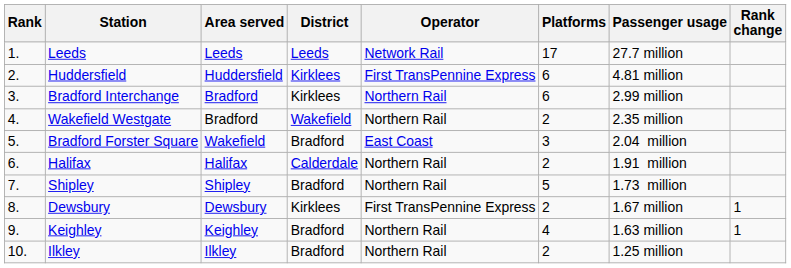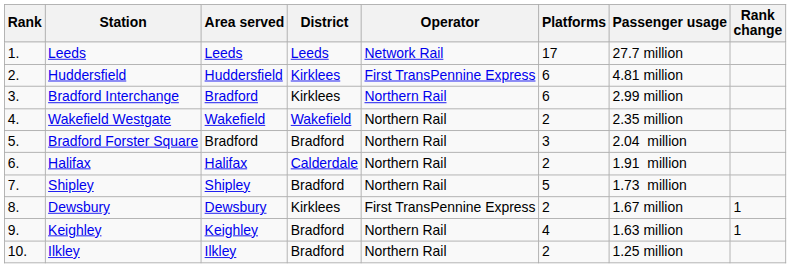(231, 119) Bradford -> (235, 119) Wakefield
(235, 141) Wakefield -> (231, 141) Bradford
(399, 141) East Coast -> (405, 141) Northern Rail
